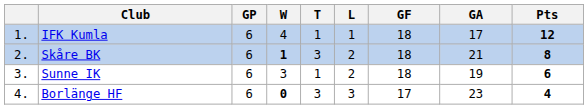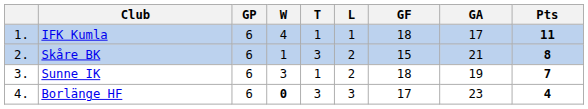(547, 34) 12 -> (547, 34) 11
(283, 54) bold -> (283, 54) normal
(404, 54) 18 -> (404, 54) 15
(547, 74) 6 -> (547, 74) 7
